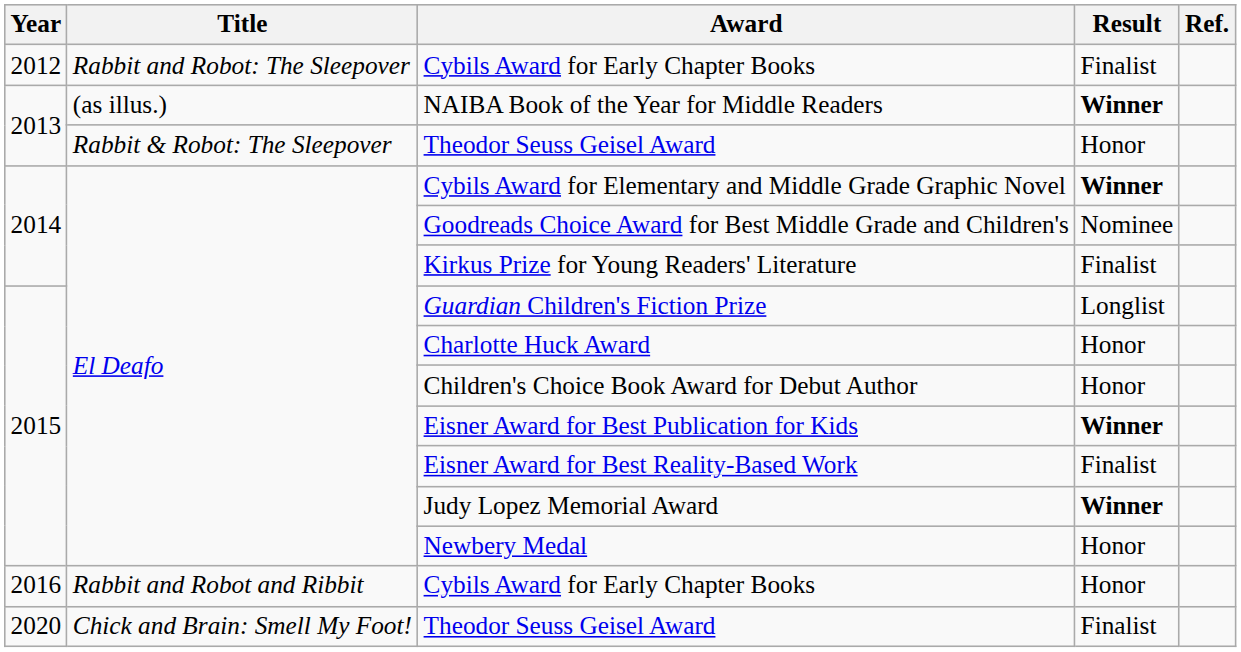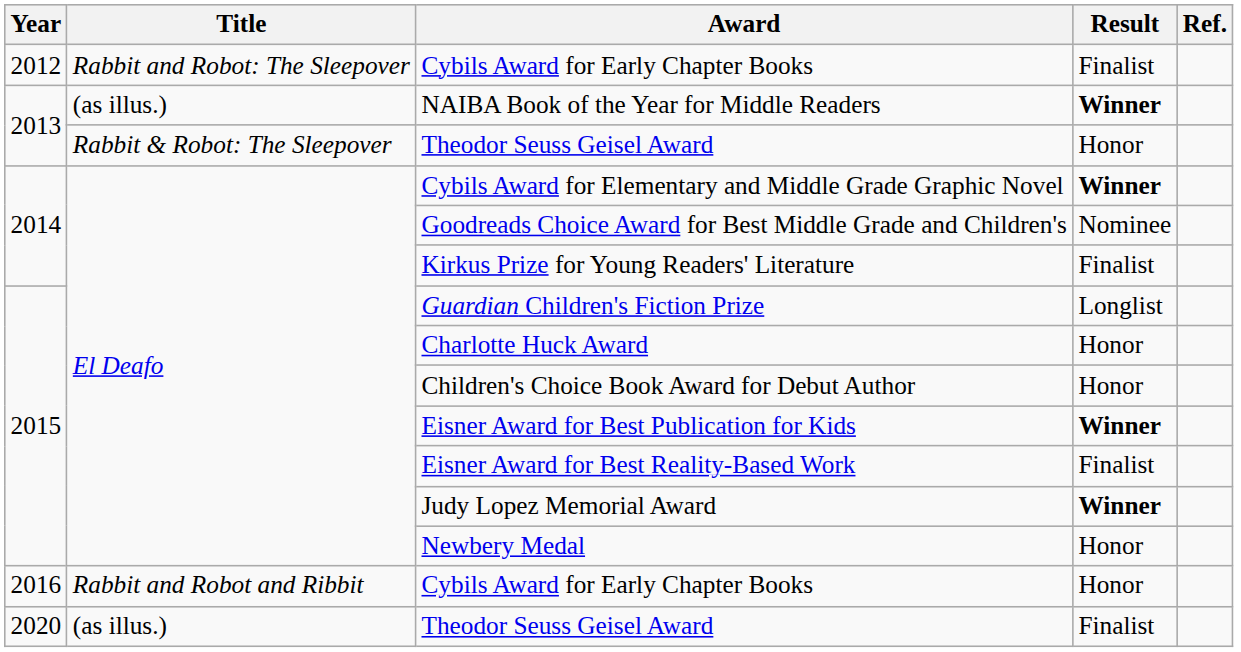(242, 625) Chick and Brain: Smell My Foot! -> (120, 625) (as illus.)
